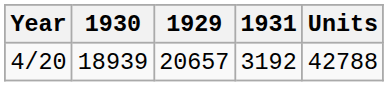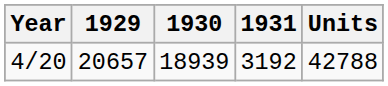columns swapped: (194, 24) <-> (113, 24)
